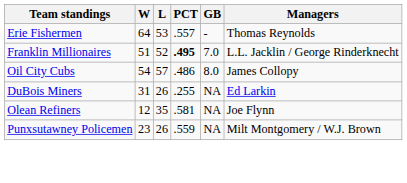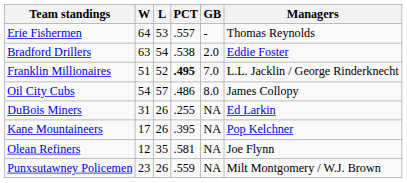+ row: (49, 52)
+ row: (55, 129)
